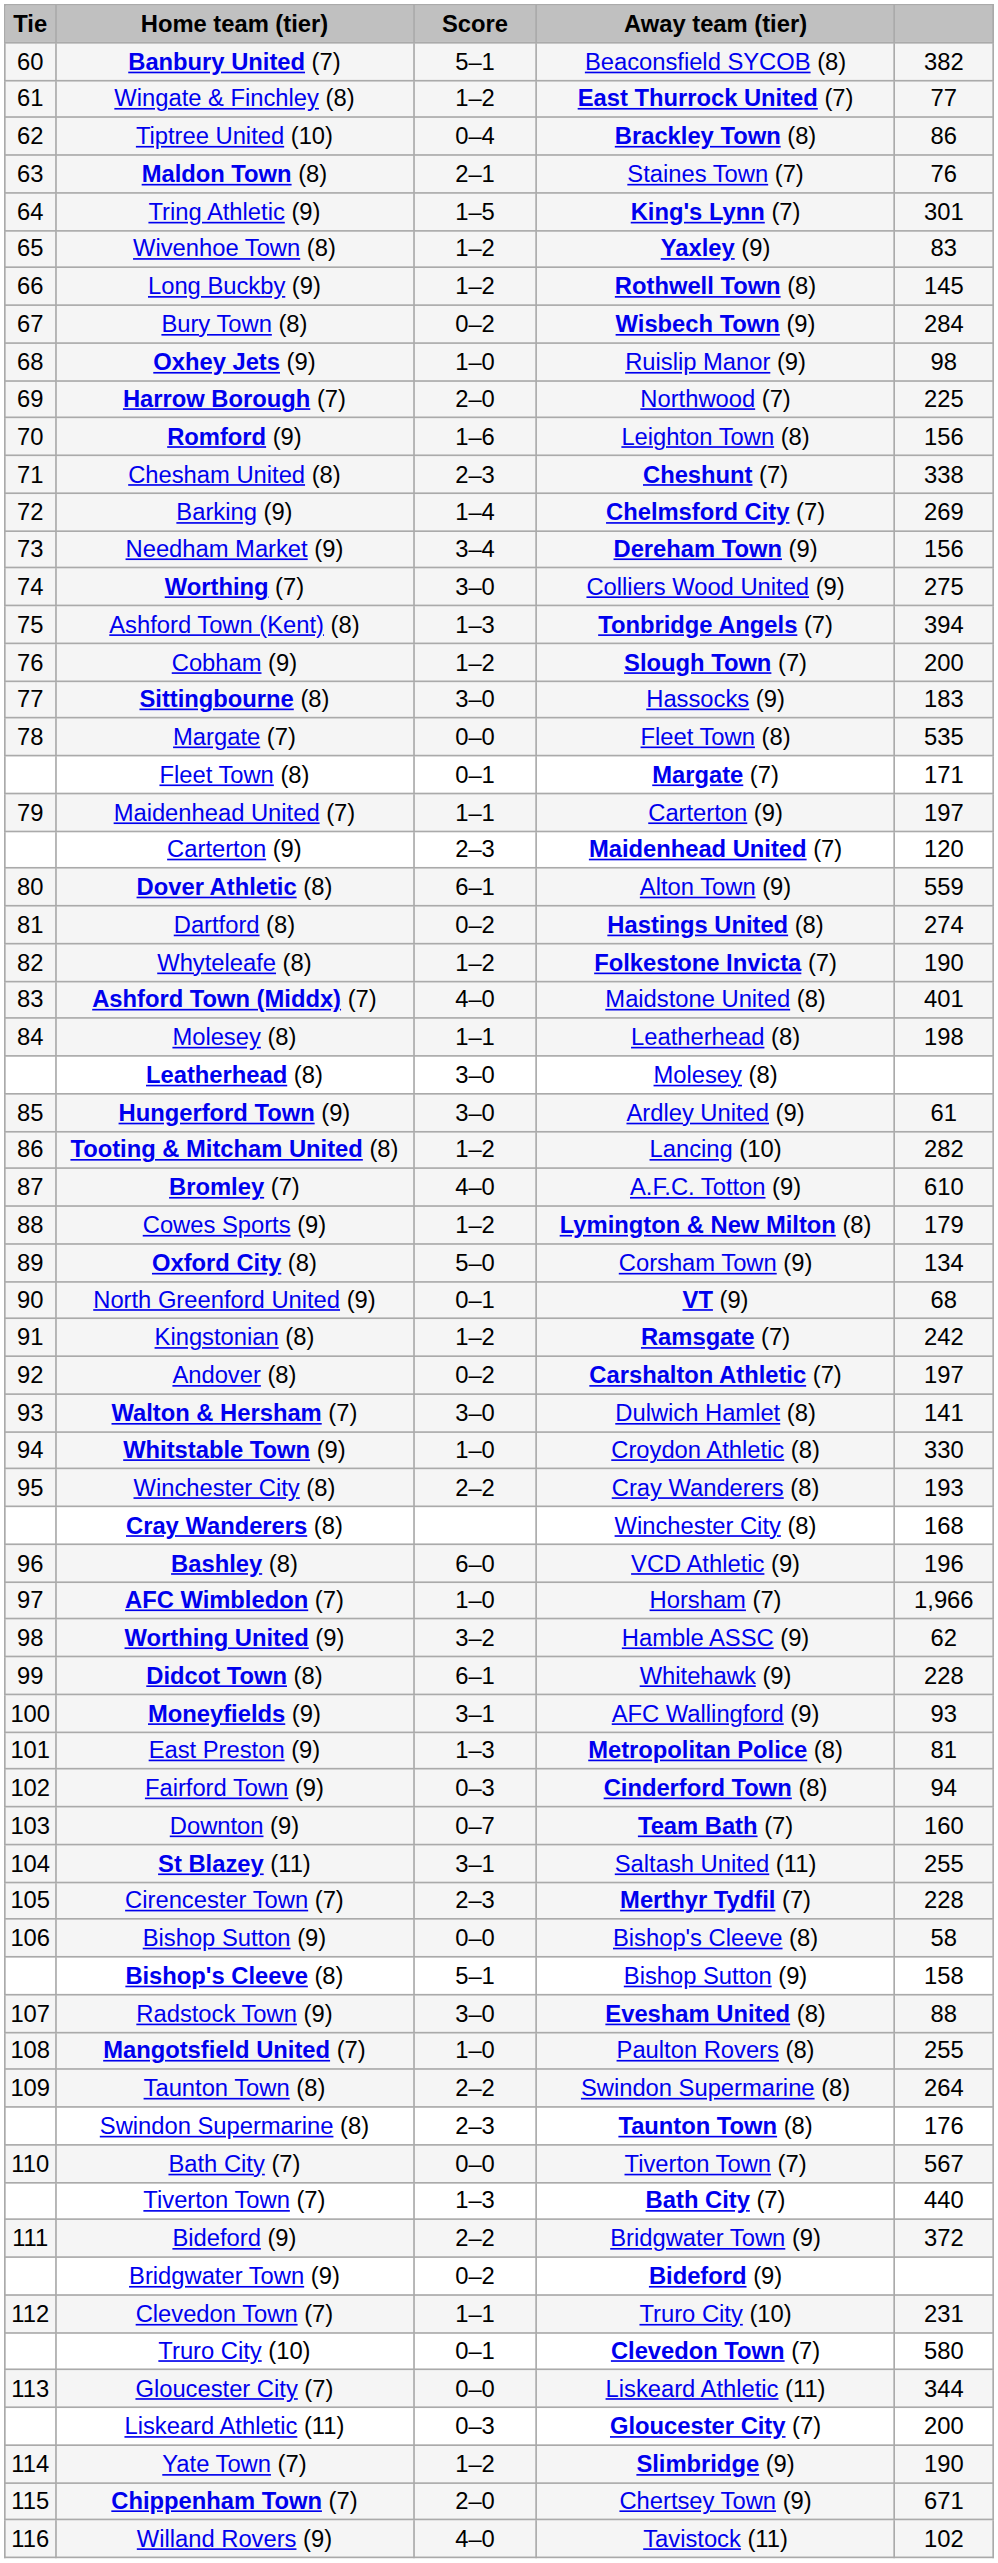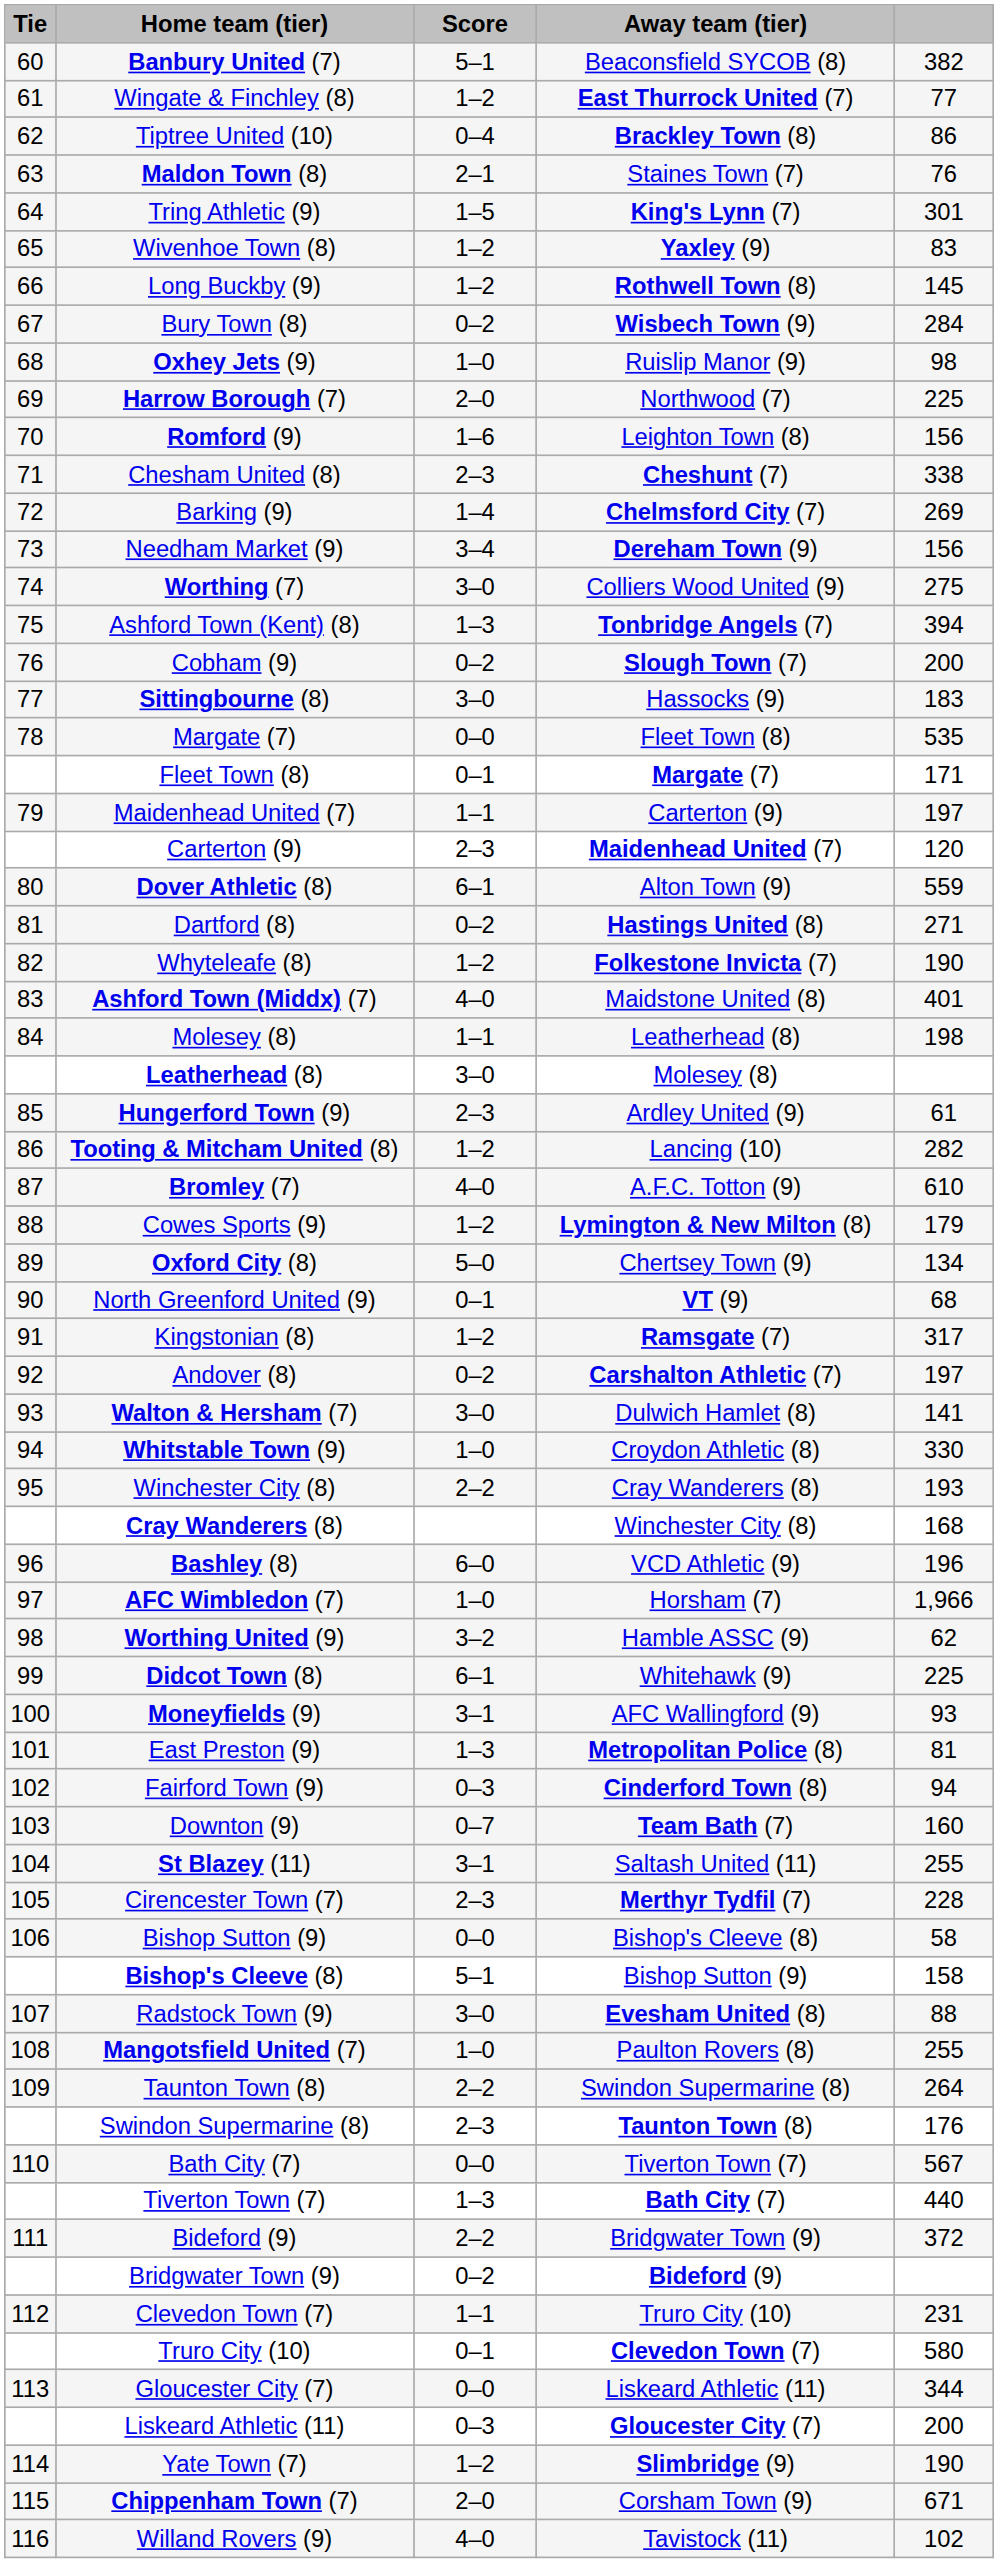(475, 662) 1–2 -> (475, 662) 0–2
(944, 925) 274 -> (944, 925) 271
(475, 1113) 3–0 -> (475, 1113) 2–3
(716, 1263) Corsham Town (9) -> (716, 1263) Chertsey Town (9)
(944, 1338) 242 -> (944, 1338) 317
(944, 1676) 228 -> (944, 1676) 225
(716, 2501) Chertsey Town (9) -> (716, 2501) Corsham Town (9)
